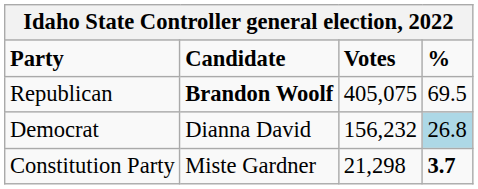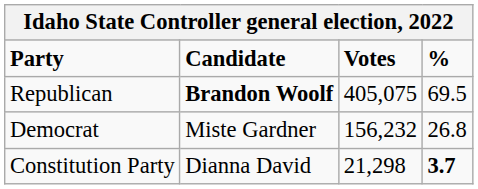(248, 129) Dianna David -> (251, 129) Miste Gardner
(447, 129) lightblue background -> (447, 129) no background
(251, 165) Miste Gardner -> (248, 165) Dianna David
